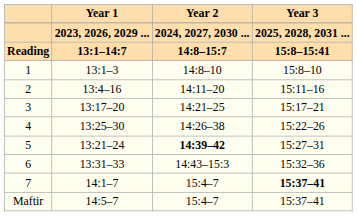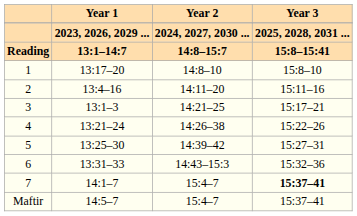(102, 70) 13:1–3 -> (102, 70) 13:17–20
(102, 107) 13:17–20 -> (102, 107) 13:1–3
(102, 126) 13:25–30 -> (102, 126) 13:21–24
(102, 145) 13:21–24 -> (102, 145) 13:25–30
(202, 145) bold -> (202, 145) normal
